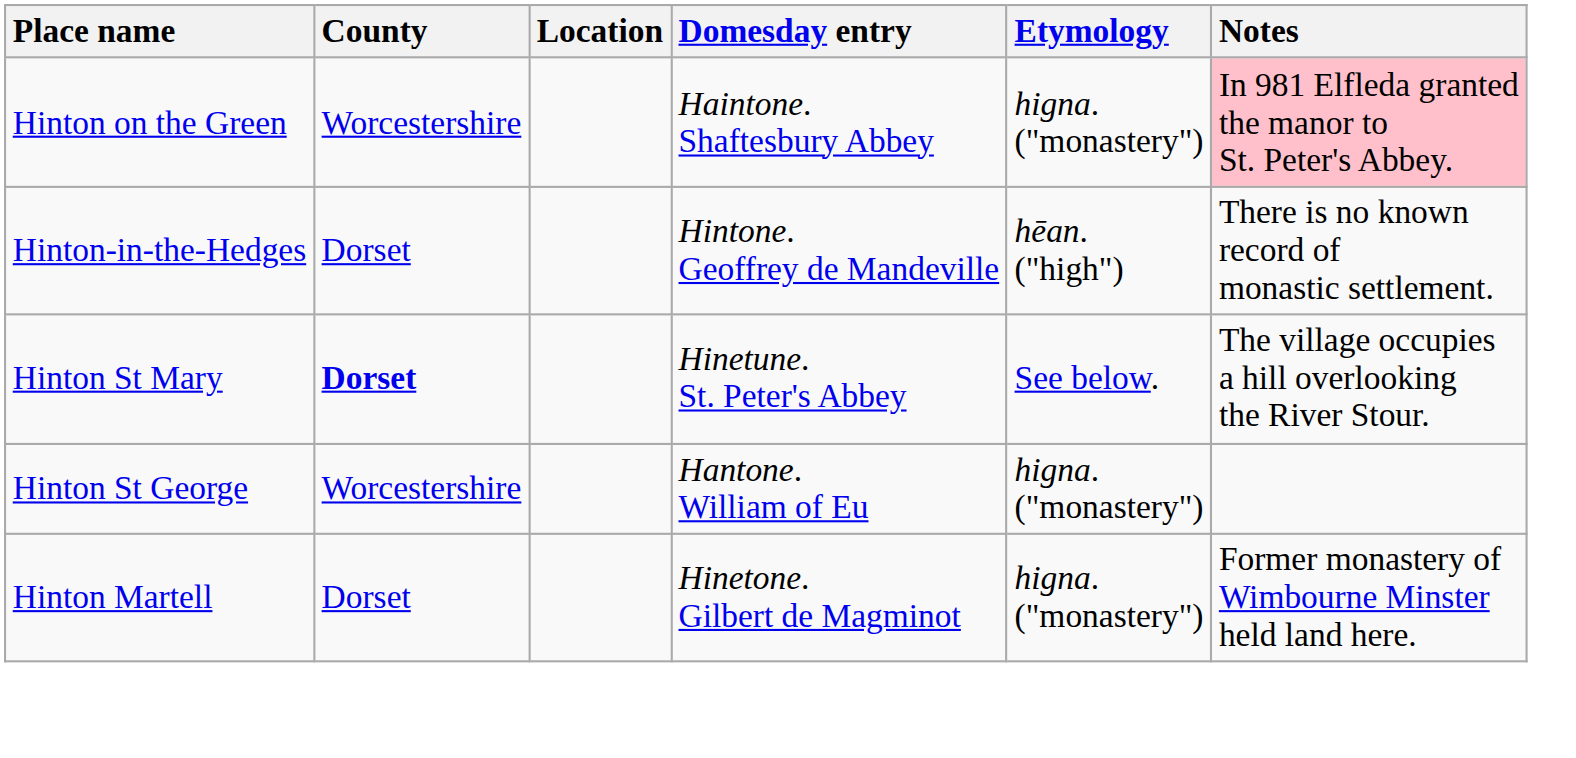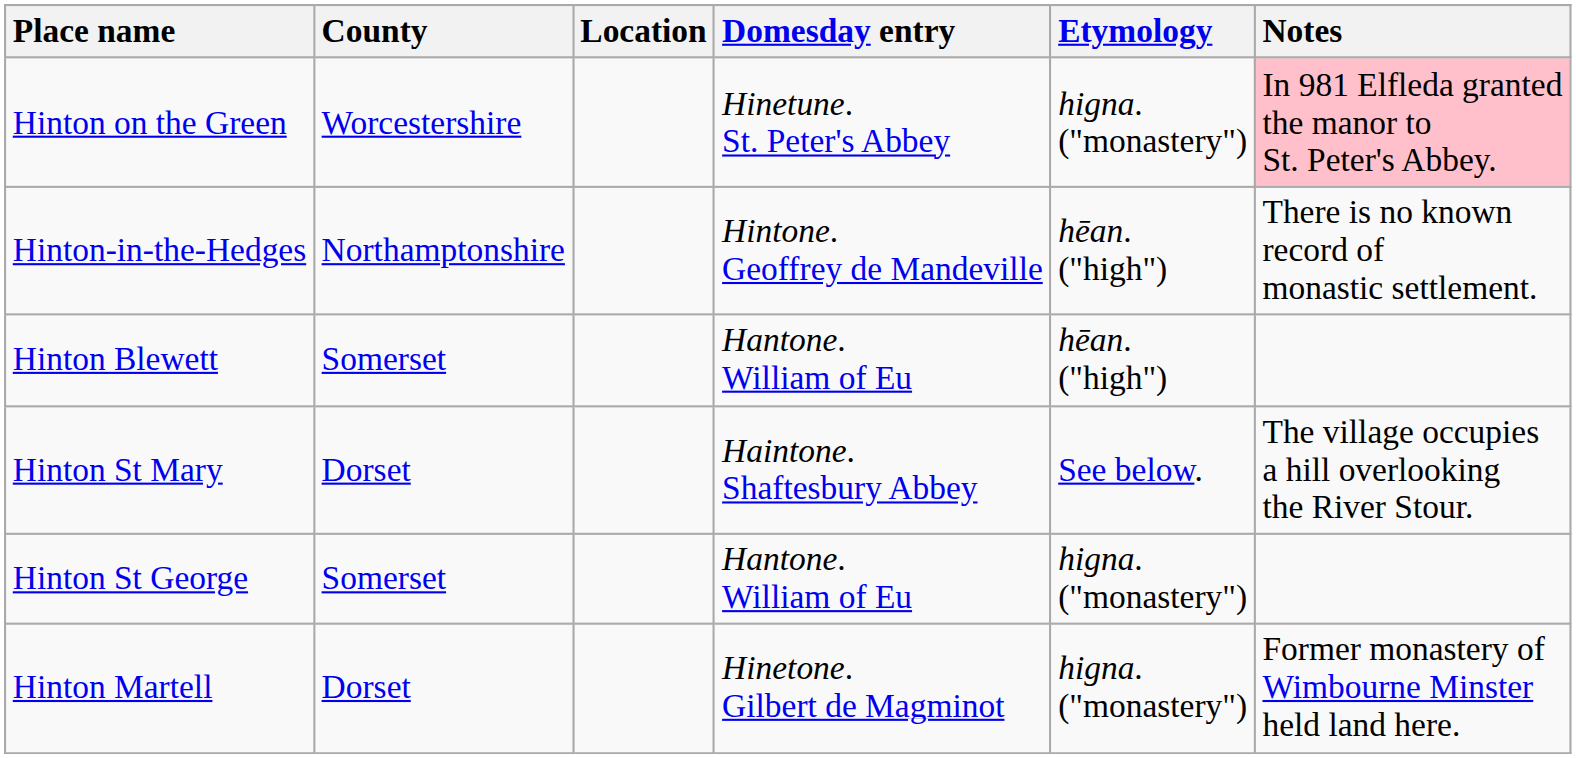(806, 121) Haintone. Shaftesbury Abbey -> (836, 121) Hinetune. St. Peter's Abbey
(366, 249) Dorset -> (443, 249) Northamptonshire
+ row: (115, 359)
(369, 378) bold -> (366, 468) normal
(793, 378) Hinetune. St. Peter's Abbey -> (850, 468) Haintone. Shaftesbury Abbey
(421, 487) Worcestershire -> (384, 578) Somerset
